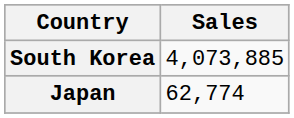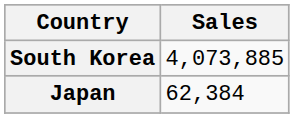(205, 94) 62,774 -> (205, 94) 62,384
